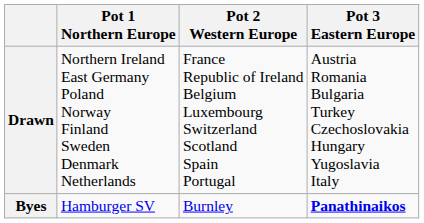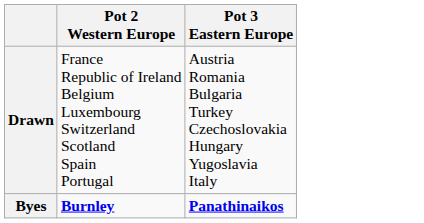- column: (118, 25)
(208, 205) normal -> (88, 205) bold
